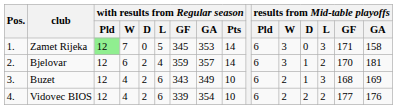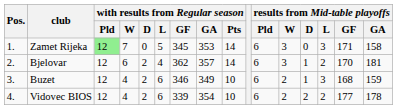(180, 63) 359 -> (180, 63) 362
(180, 79) 343 -> (180, 79) 346
(374, 79) 169 -> (374, 79) 159
(374, 96) 176 -> (374, 96) 178
